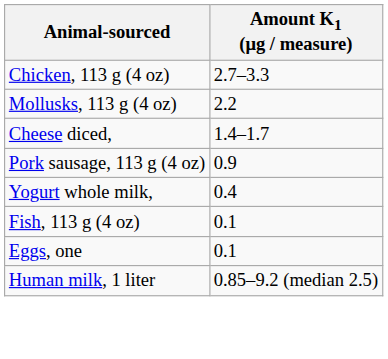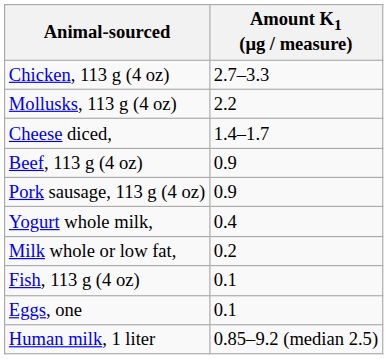+ row: (76, 162)
+ row: (93, 250)
